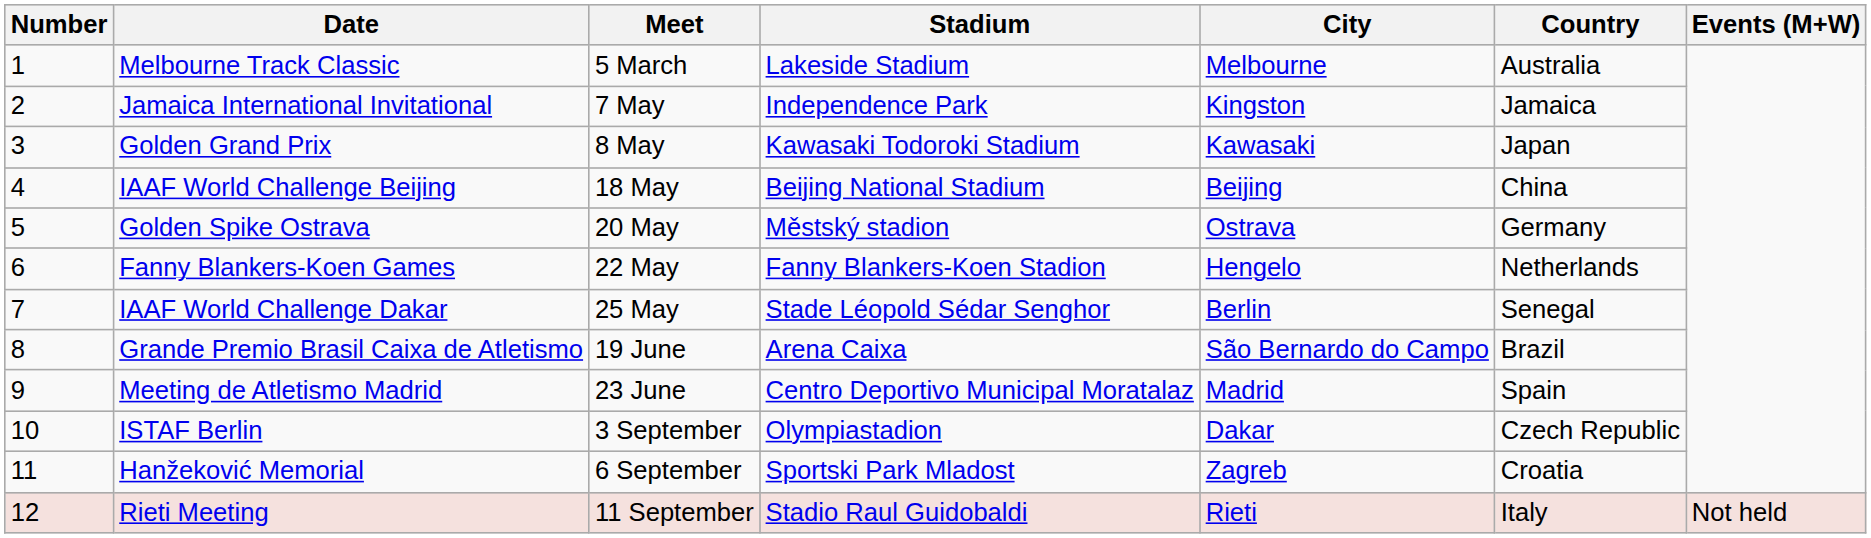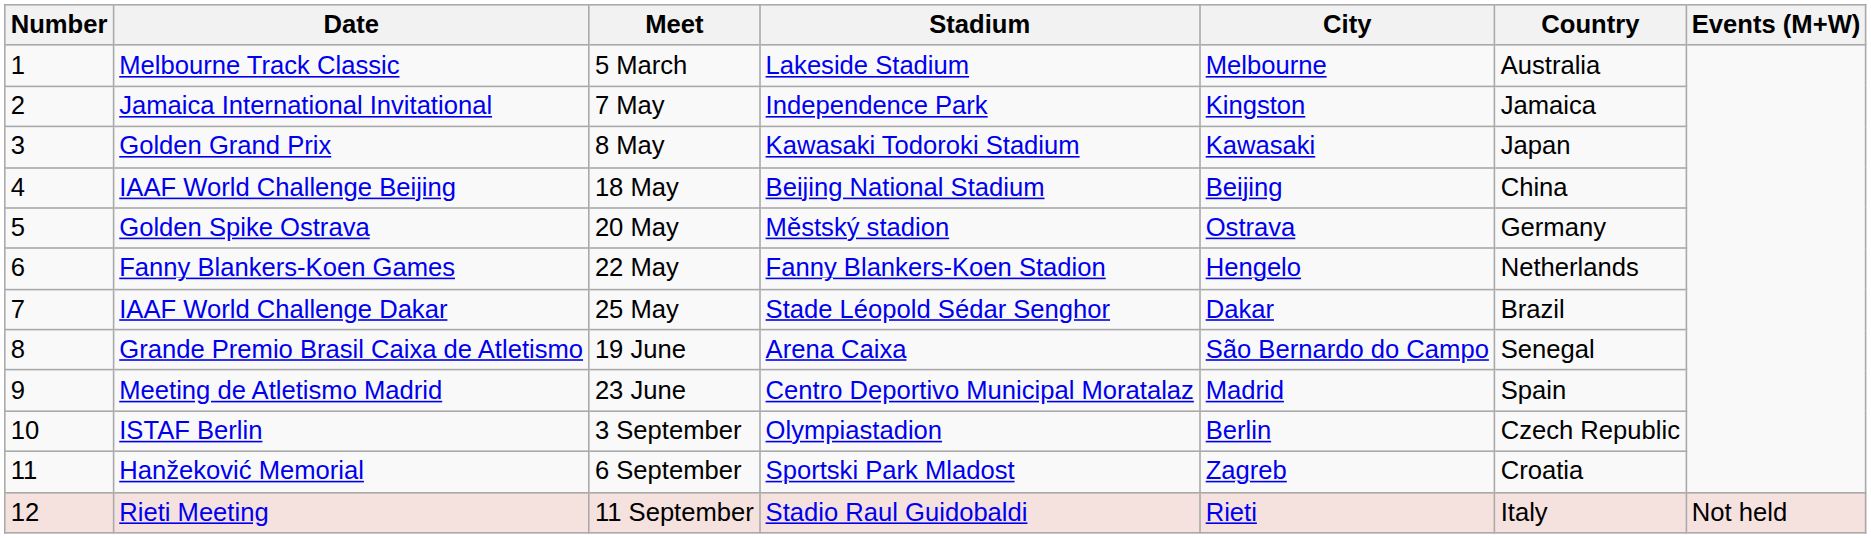(1238, 308) Berlin -> (1240, 308) Dakar
(1548, 308) Senegal -> (1533, 308) Brazil
(1533, 349) Brazil -> (1548, 349) Senegal
(1240, 430) Dakar -> (1238, 430) Berlin
